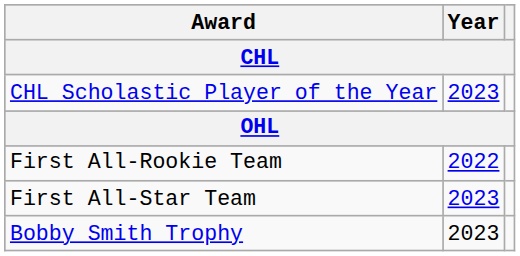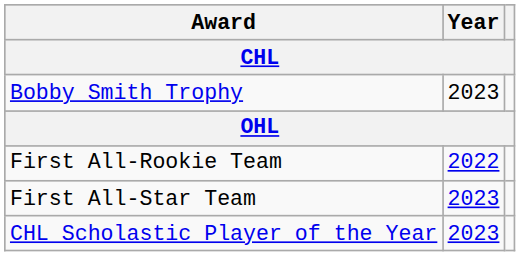rows swapped: (224, 93) <-> (127, 233)
